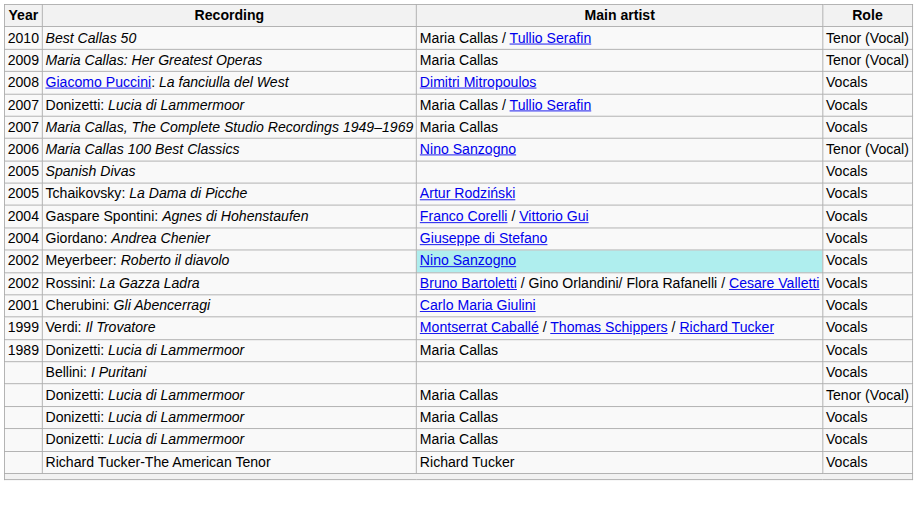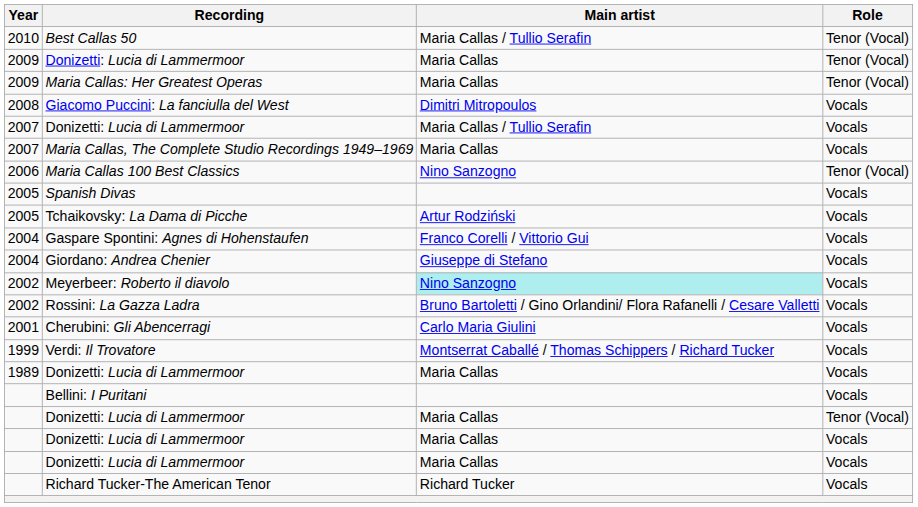+ row: (23, 60)
